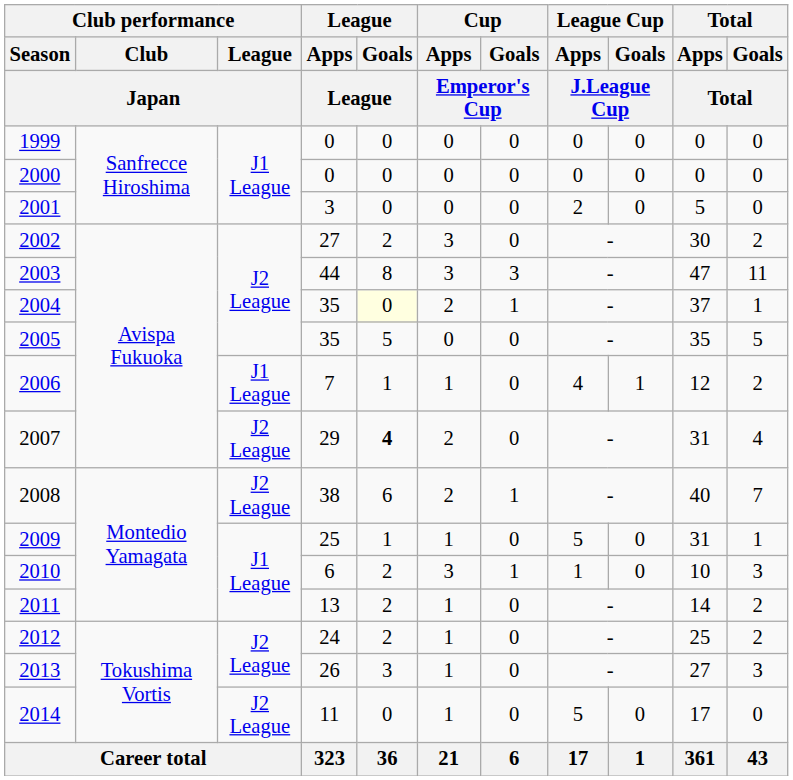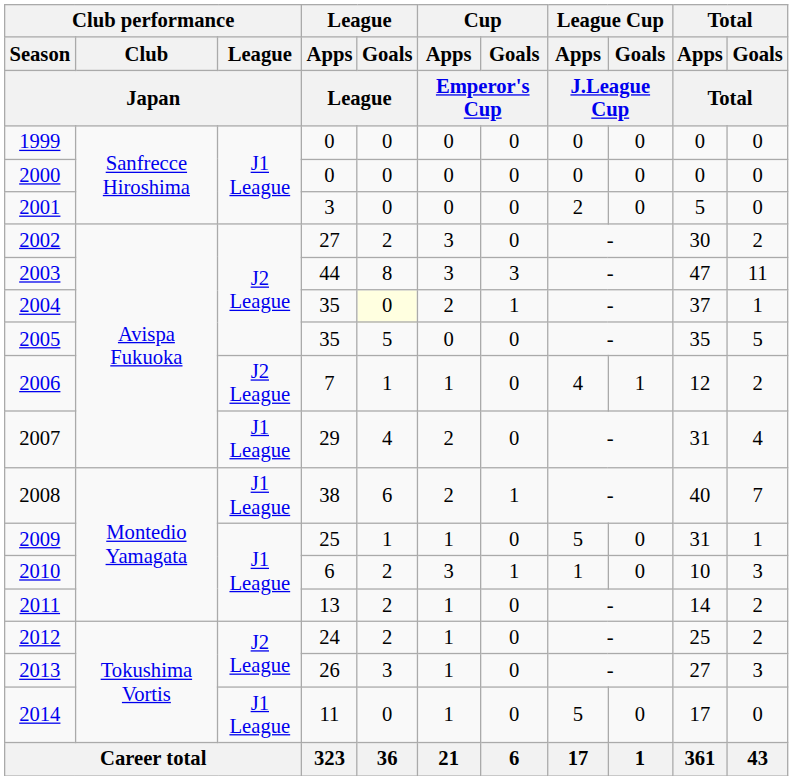(260, 383) J1 League -> (260, 383) J2 League
(260, 438) J2 League -> (260, 438) J1 League
(387, 438) bold -> (387, 438) normal
(260, 494) J2 League -> (260, 494) J1 League
(260, 714) J2 League -> (260, 714) J1 League
